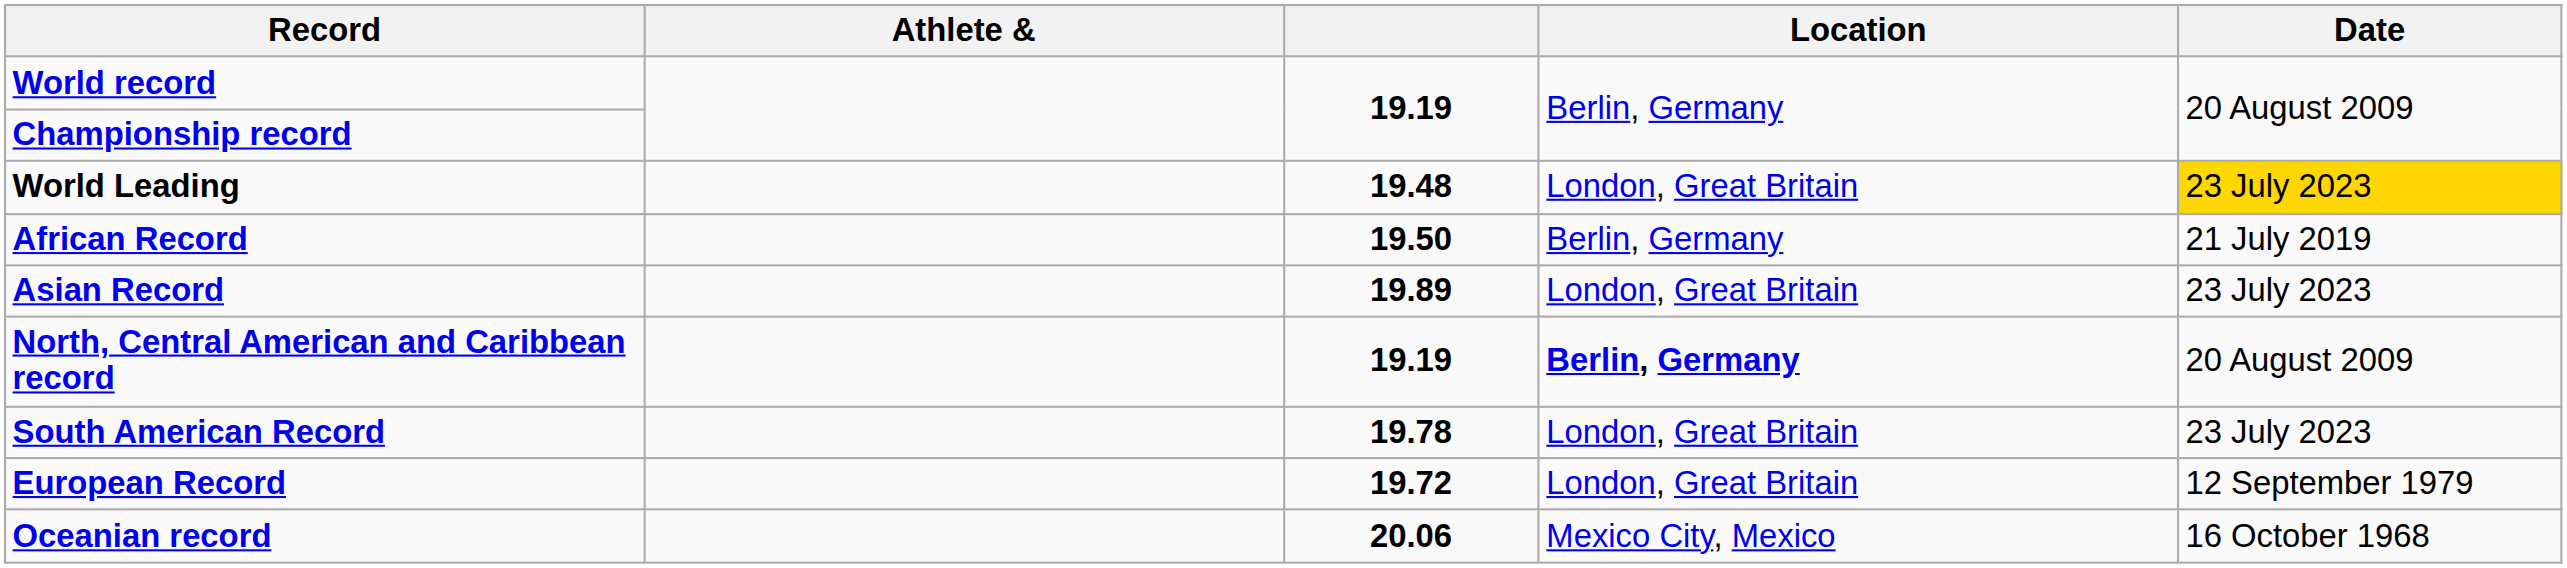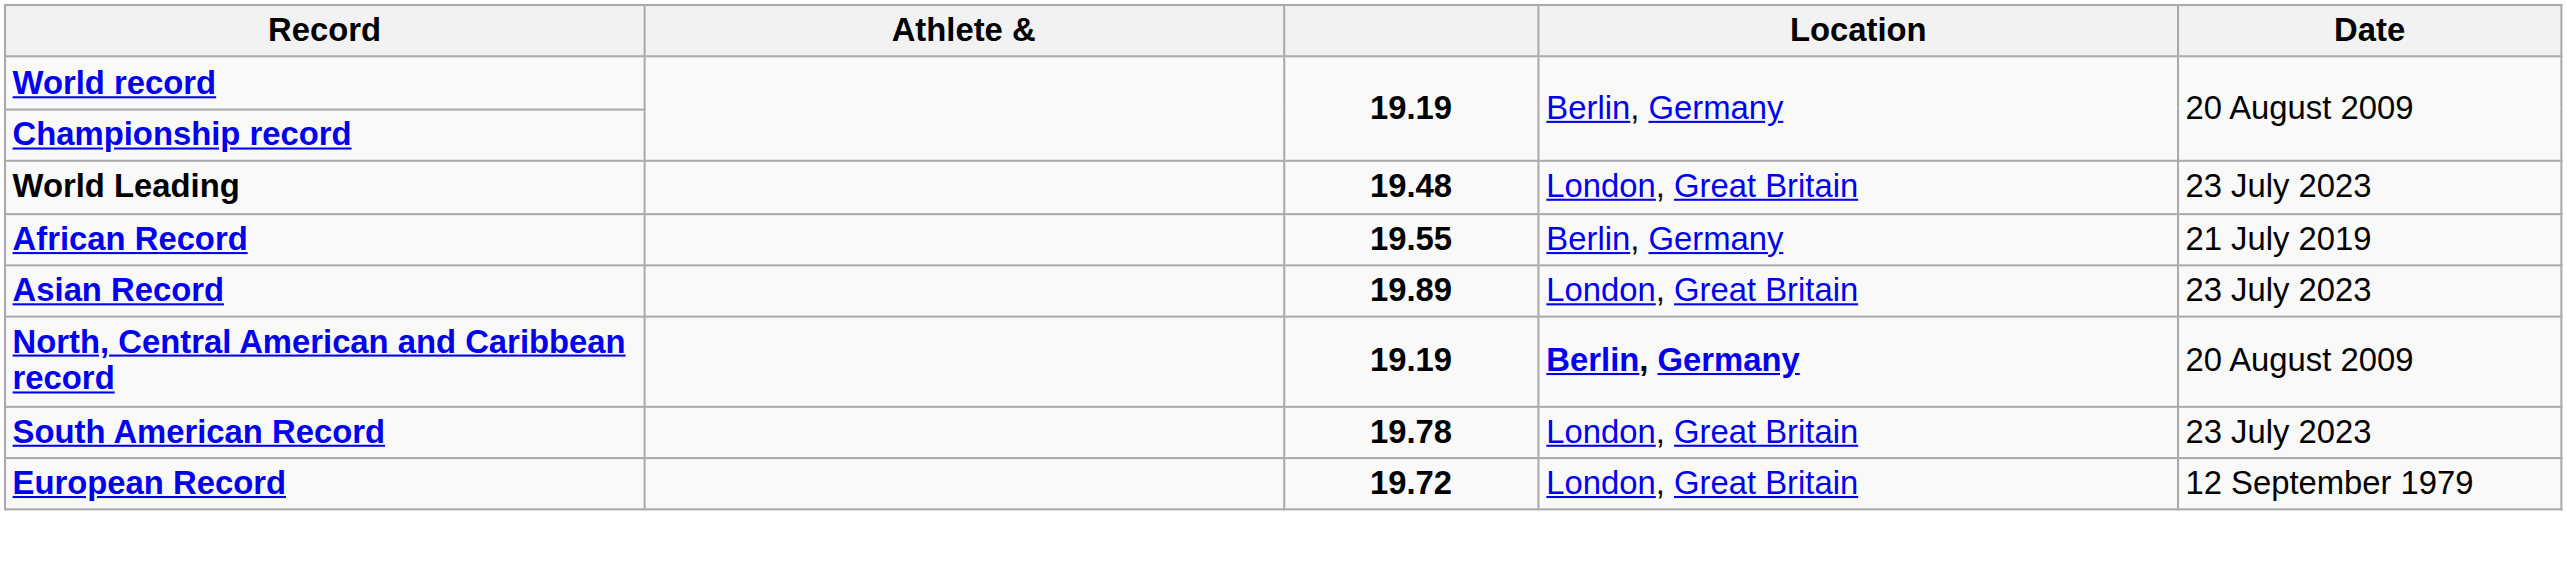(2278, 186) gold background -> (2278, 186) no background
(1411, 238) 19.50 -> (1411, 238) 19.55
- row: (142, 535)
